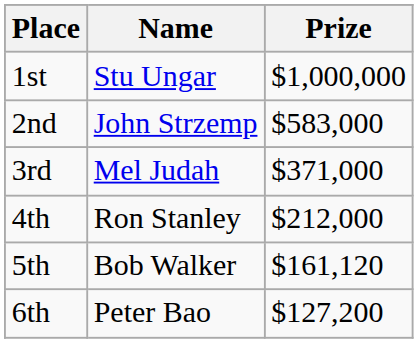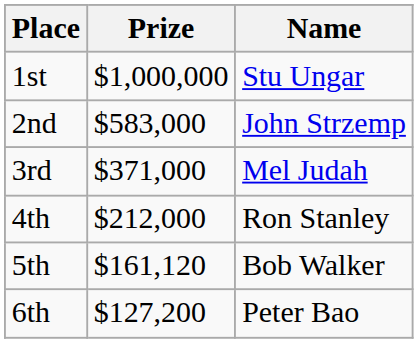columns swapped: (176, 28) <-> (339, 28)
